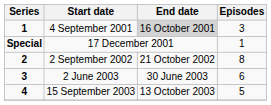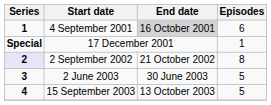(242, 28) 3 -> (242, 28) 6
(24, 60) no background -> (24, 60) lavender background
(242, 76) 6 -> (242, 76) 5
